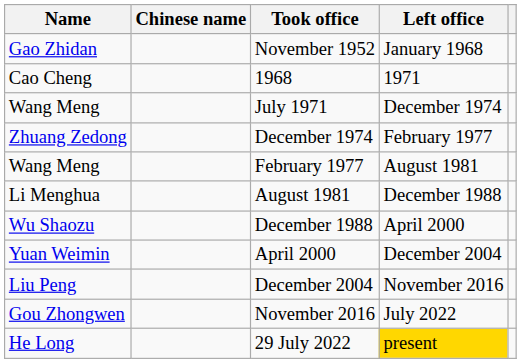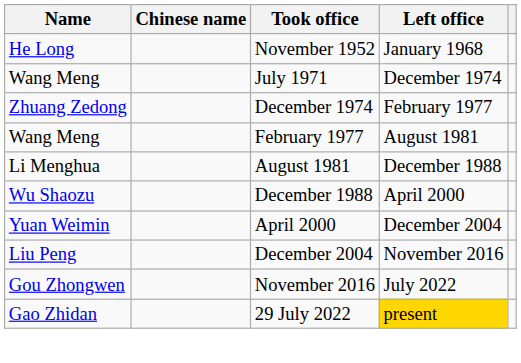(53, 48) Gao Zhidan -> (42, 48) He Long
- row: (273, 78)
(42, 343) He Long -> (53, 313) Gao Zhidan
